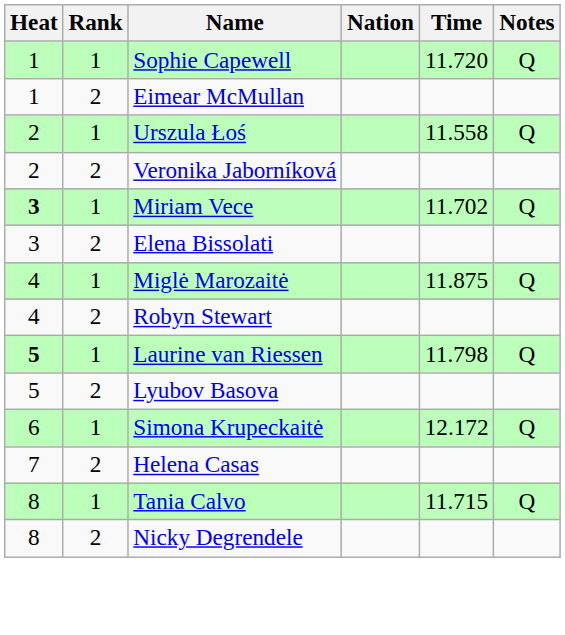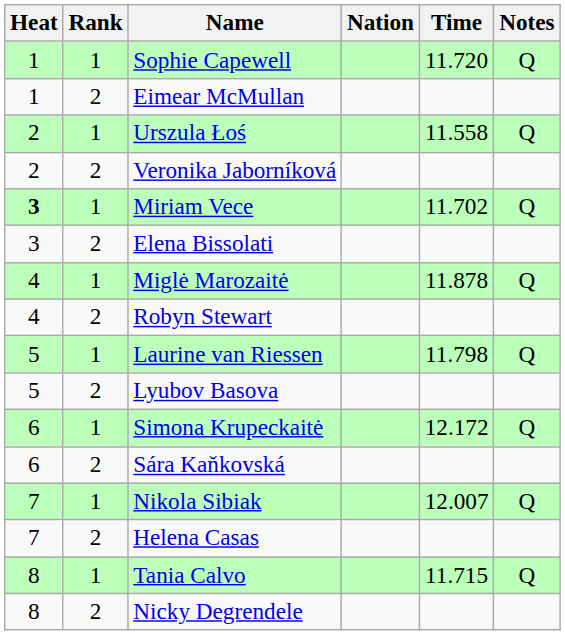(457, 280) 11.875 -> (457, 280) 11.878
(34, 354) bold -> (34, 354) normal
+ row: (209, 464)
+ row: (197, 501)
